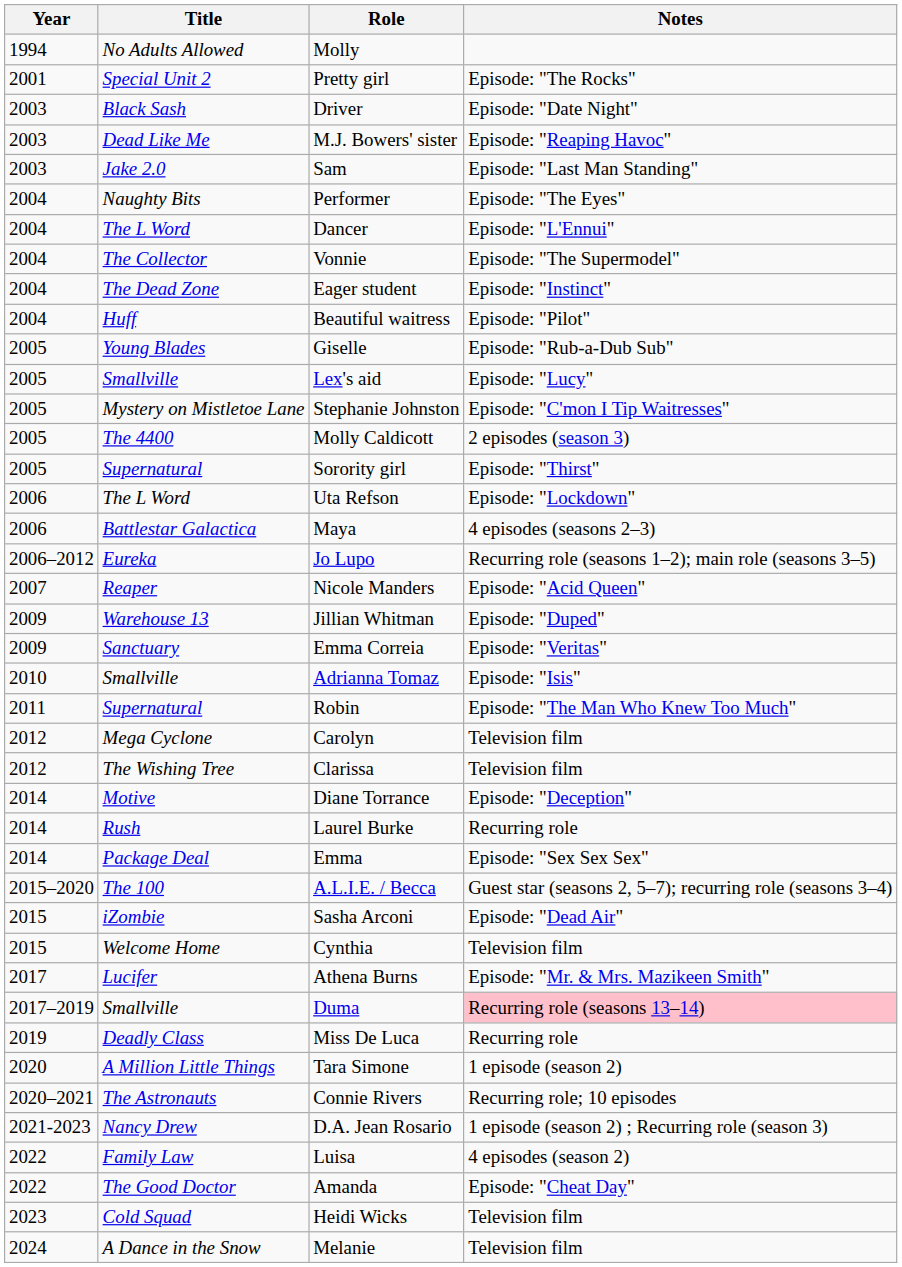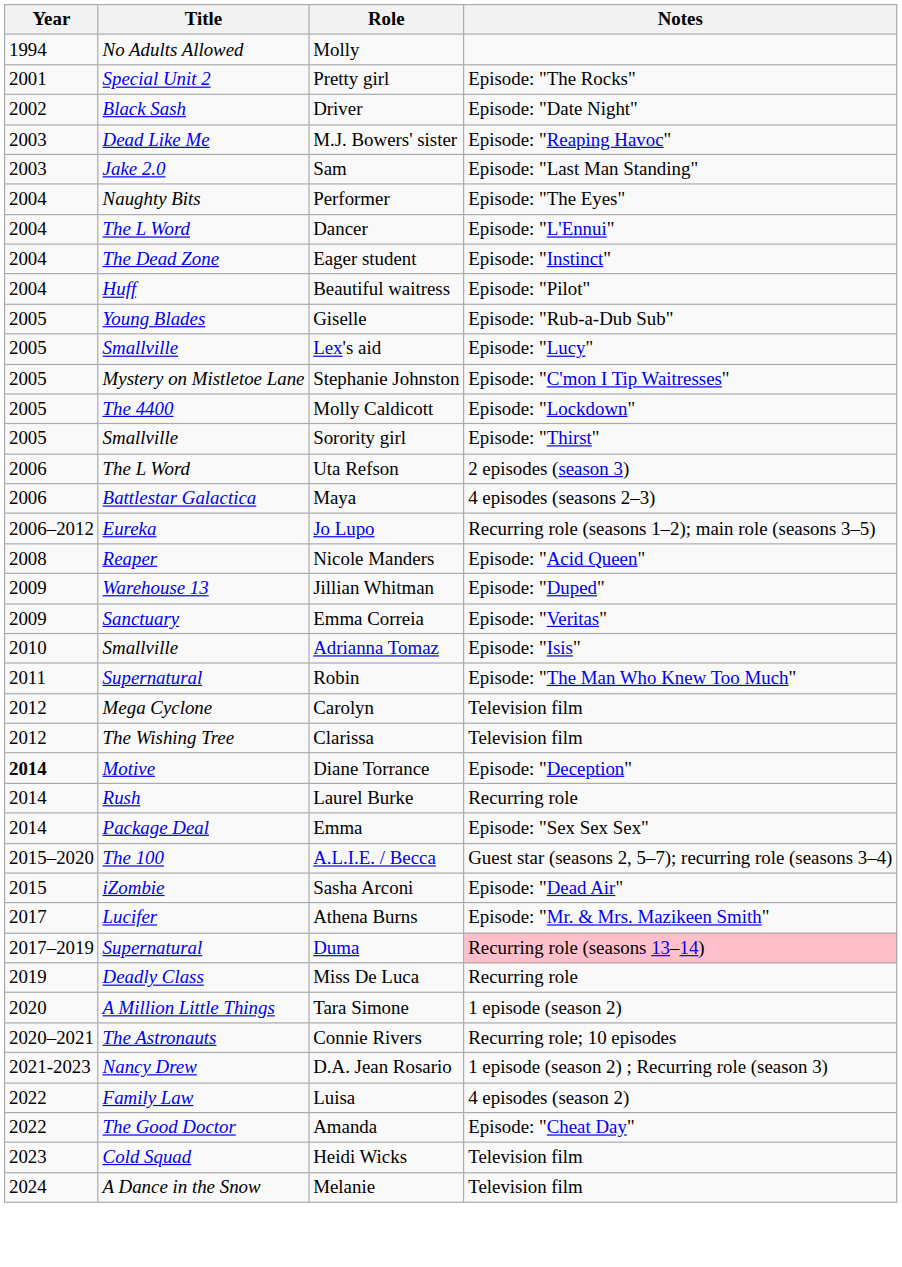(28, 109) 2003 -> (28, 109) 2002
- row: (340, 259)
(549, 438) 2 episodes (season 3) -> (552, 408) Episode: "Lockdown"
(152, 468) Supernatural -> (140, 438) Smallville
(552, 498) Episode: "Lockdown" -> (549, 468) 2 episodes (season 3)
(28, 588) 2007 -> (28, 558) 2008
(28, 797) normal -> (28, 768) bold
- row: (343, 947)
(140, 1007) Smallville -> (152, 947) Supernatural
